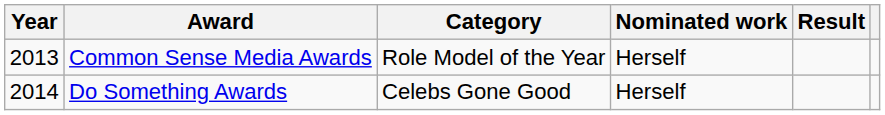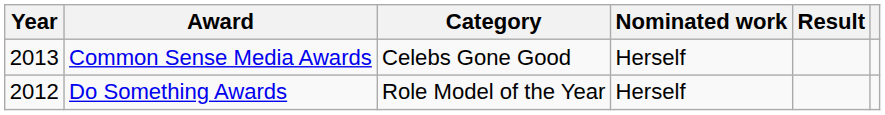(494, 57) Role Model of the Year -> (477, 57) Celebs Gone Good
(34, 92) 2014 -> (34, 92) 2012
(477, 92) Celebs Gone Good -> (494, 92) Role Model of the Year
